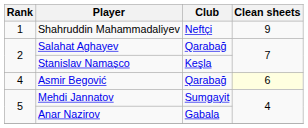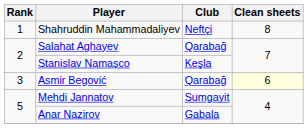(267, 30) 9 -> (267, 30) 8
(20, 81) 4 -> (20, 81) 3
